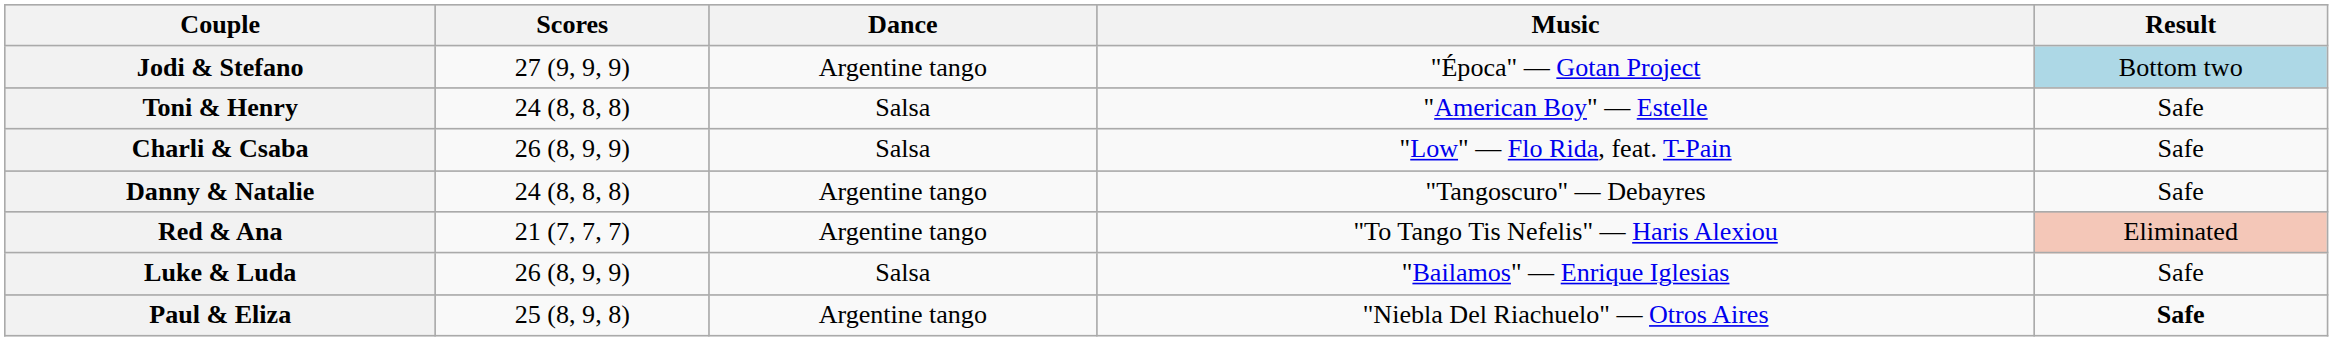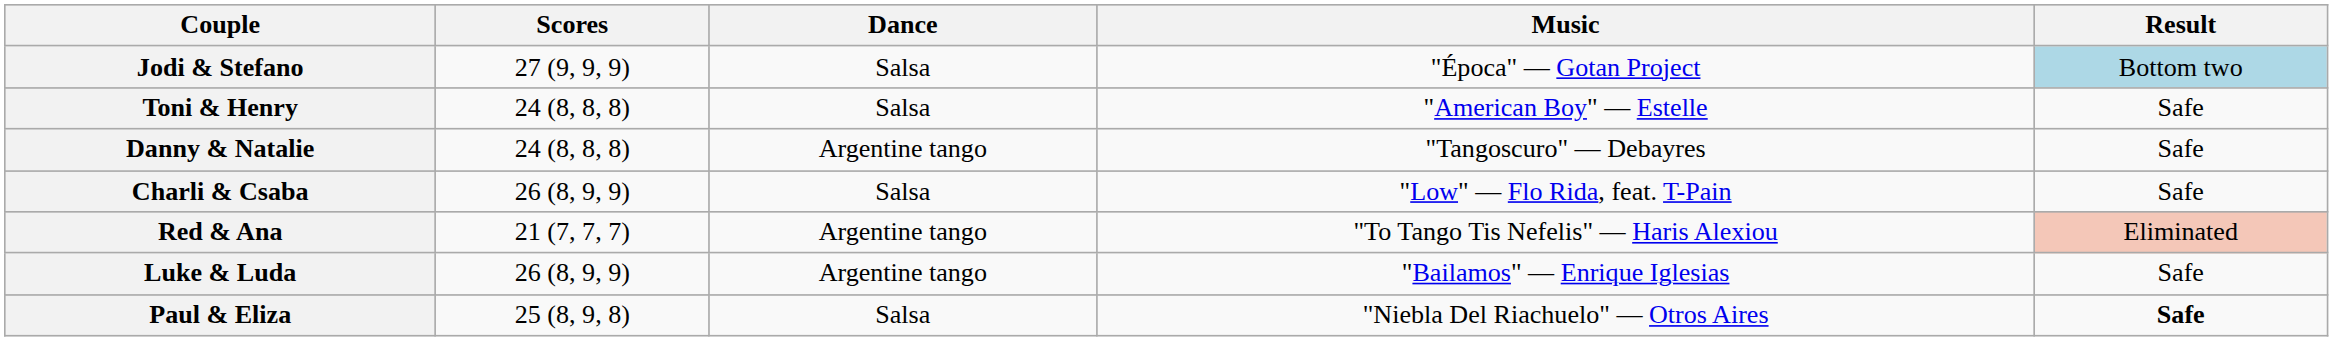(903, 66) Argentine tango -> (903, 66) Salsa
rows swapped: (220, 190) <-> (220, 149)
(903, 273) Salsa -> (903, 273) Argentine tango
(903, 314) Argentine tango -> (903, 314) Salsa
